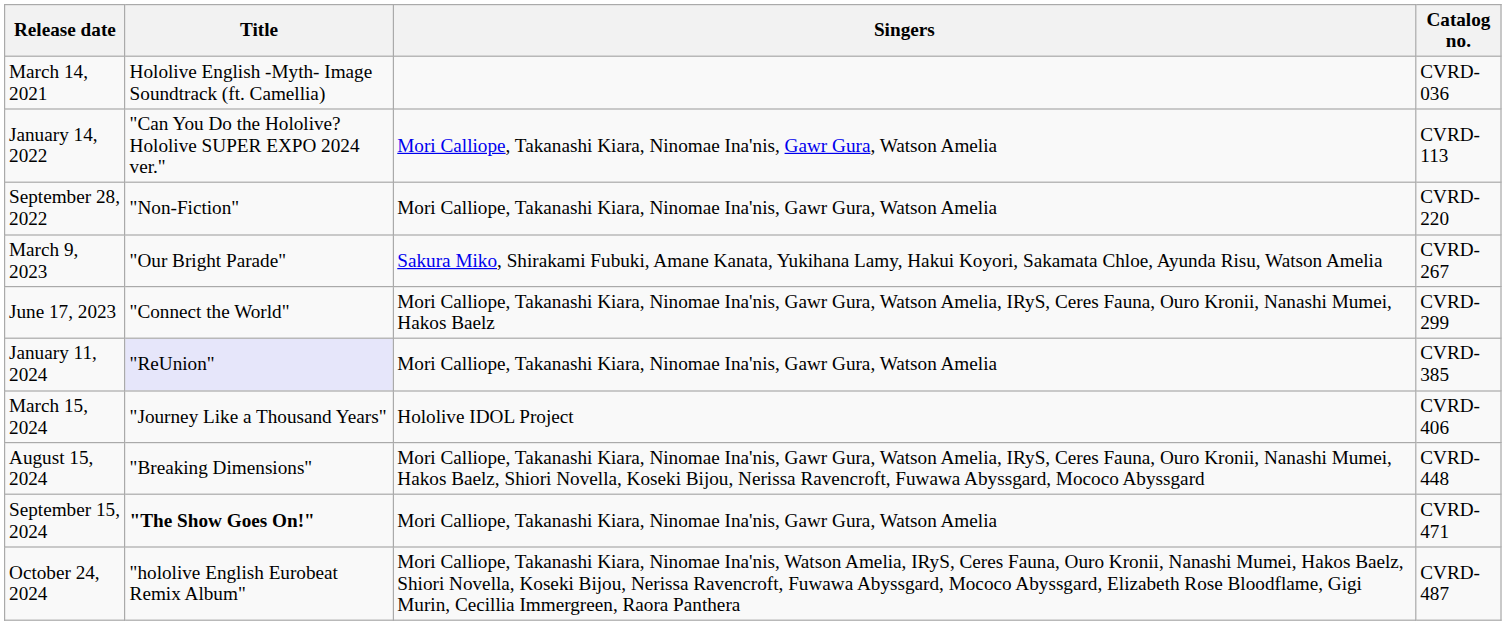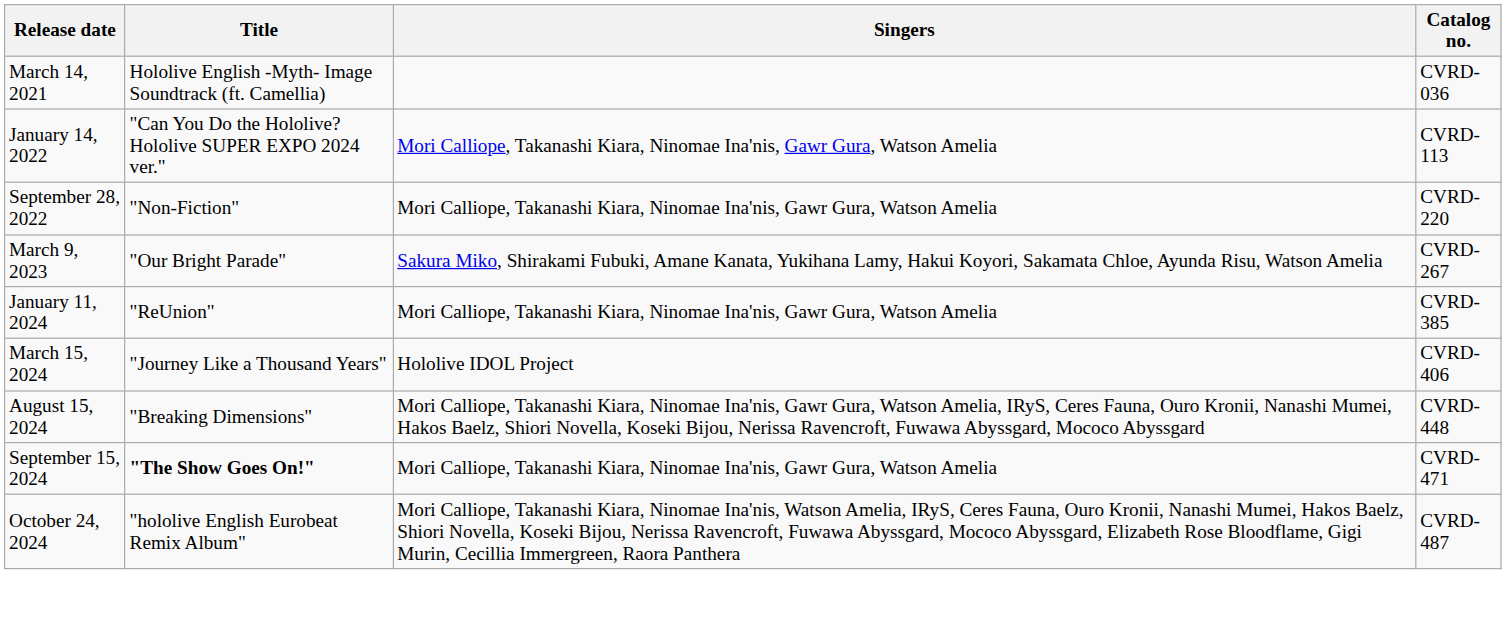- row: (63, 312)
(172, 364) lavender background -> (172, 312) no background
